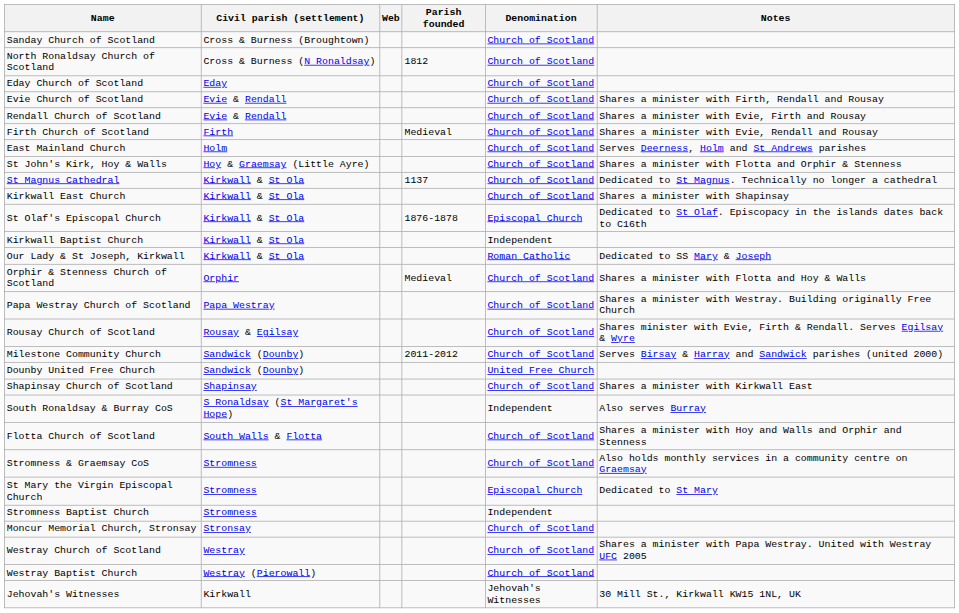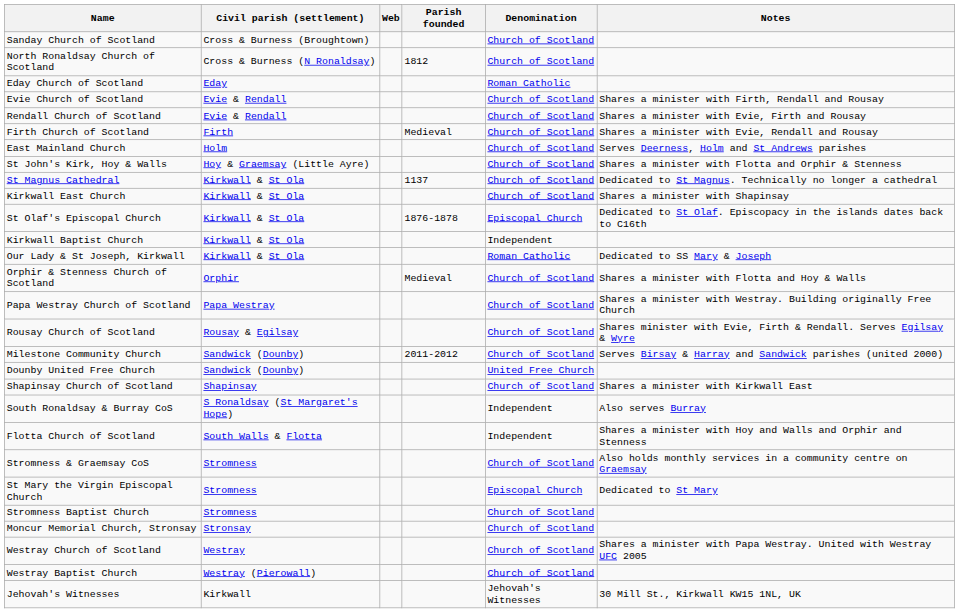(541, 84) Church of Scotland -> (529, 84) Roman Catholic
(541, 436) Church of Scotland -> (520, 436) Independent
(520, 513) Independent -> (541, 513) Church of Scotland
